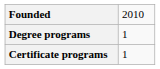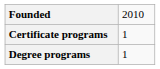rows swapped: (49, 34) <-> (58, 54)
